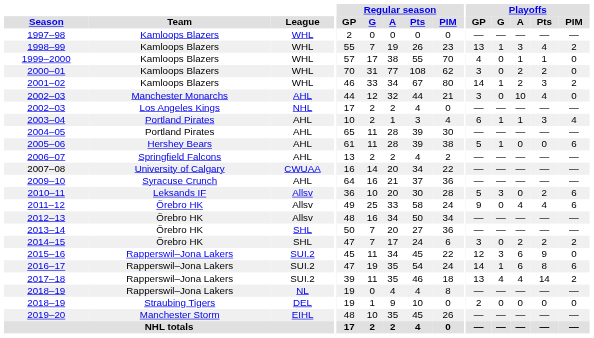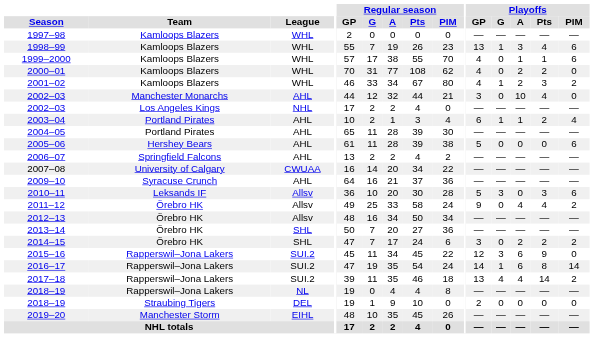(574, 46) 2 -> (574, 46) 6
(574, 59) 0 -> (574, 59) 6
(479, 71) 3 -> (479, 71) 4
(479, 83) 14 -> (479, 83) 4
(544, 120) 3 -> (544, 120) 2
(501, 144) 1 -> (501, 144) 0
(544, 193) 2 -> (544, 193) 3
(574, 205) 6 -> (574, 205) 2
(574, 266) 6 -> (574, 266) 14
